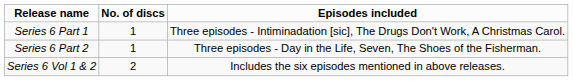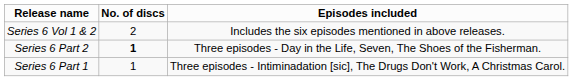rows swapped: (52, 31) <-> (52, 66)
(133, 48) normal -> (133, 48) bold
